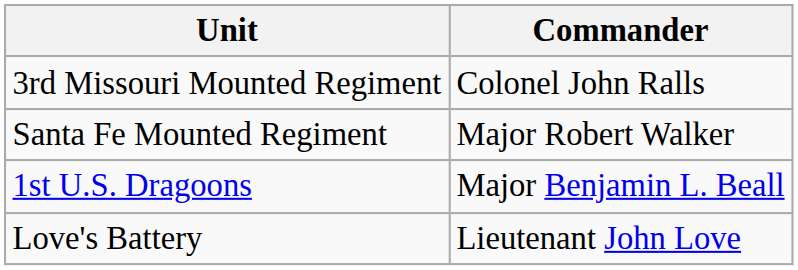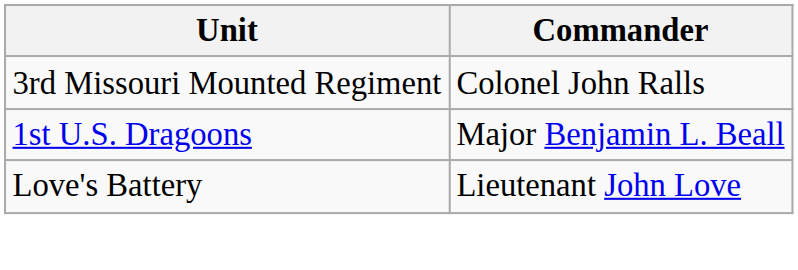- row: (200, 133)
